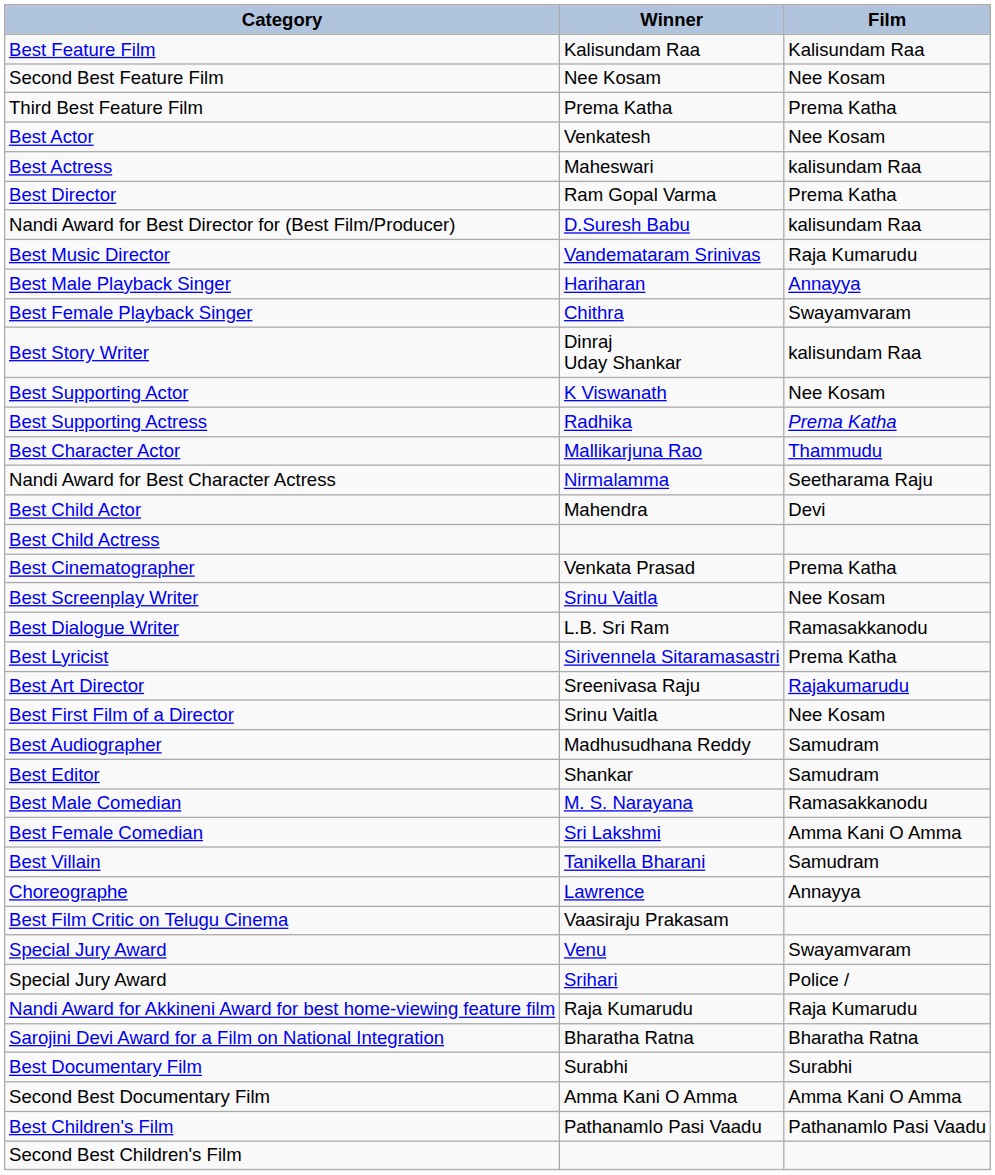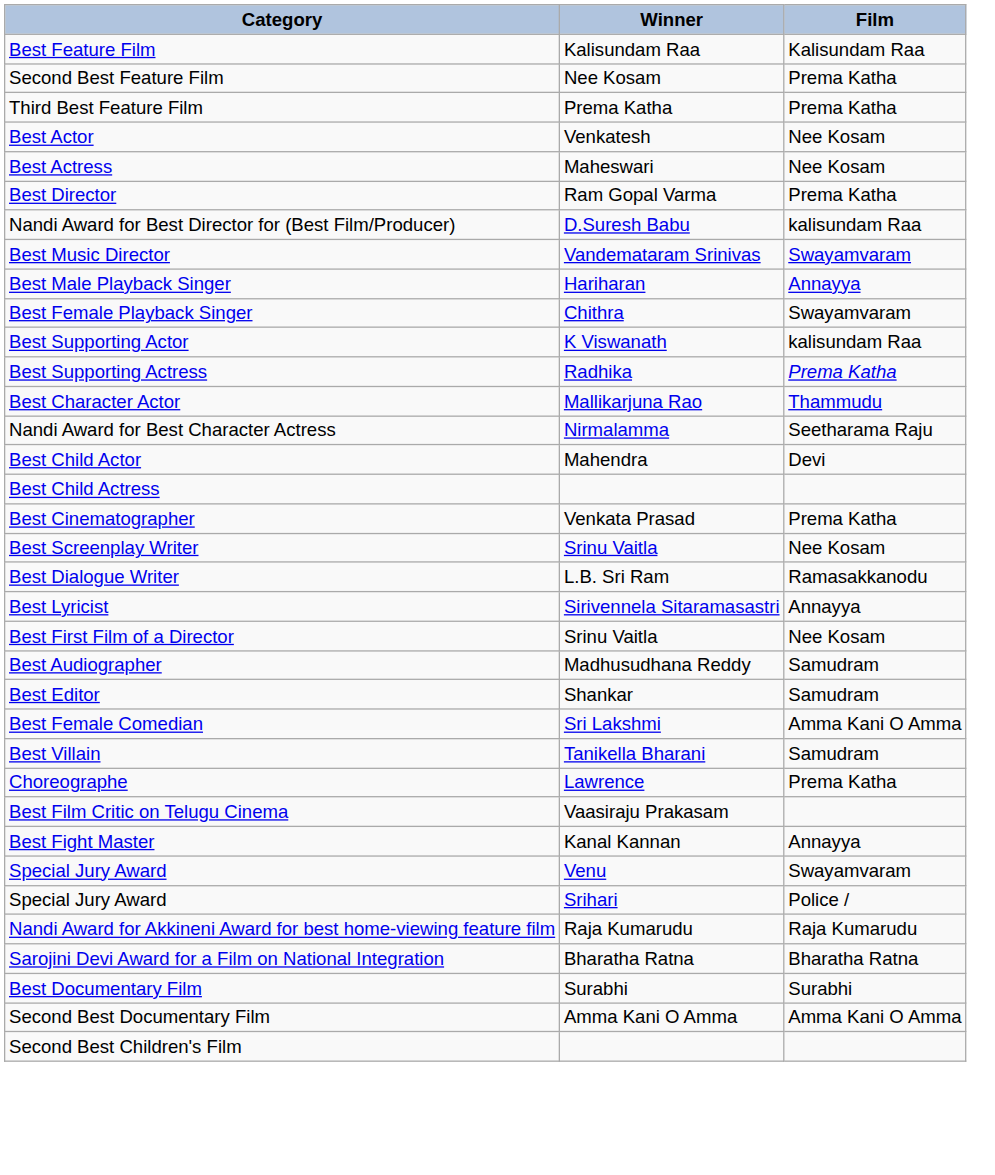(837, 78) Nee Kosam -> (842, 78) Prema Katha
(855, 166) kalisundam Raa -> (837, 166) Nee Kosam
(853, 254) Raja Kumarudu -> (850, 254) Swayamvaram
- row: (79, 353)
(837, 393) Nee Kosam -> (855, 343) kalisundam Raa
(842, 657) Prema Katha -> (824, 607) Annayya
- row: (77, 686)
- row: (95, 803)
(824, 891) Annayya -> (842, 783) Prema Katha
+ row: (82, 841)
- row: (91, 1126)
